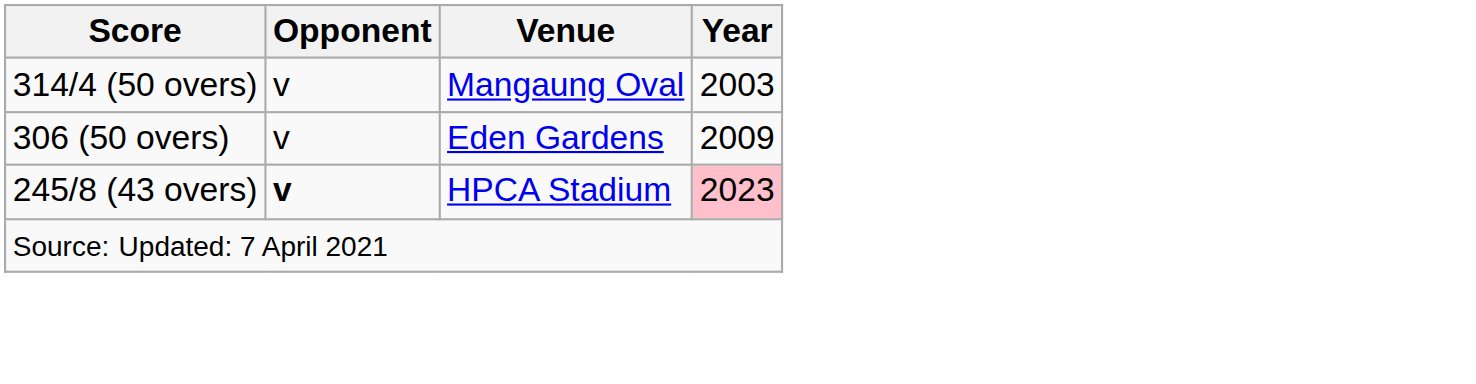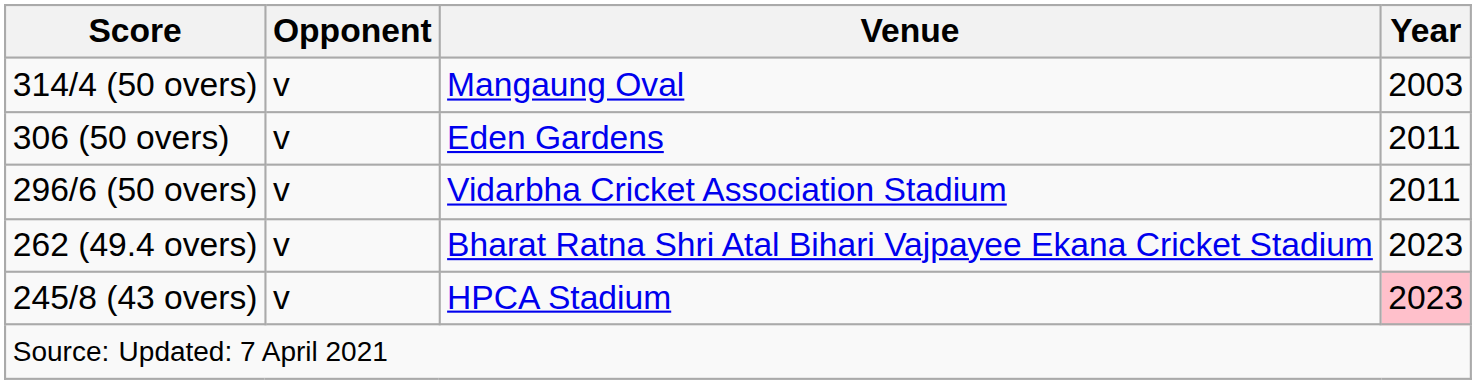(737, 137) 2009 -> (1424, 137) 2011
+ row: (135, 191)
+ row: (135, 244)
(282, 191) bold -> (281, 297) normal
